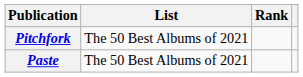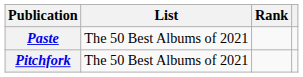rows swapped: (43, 60) <-> (43, 38)
